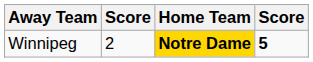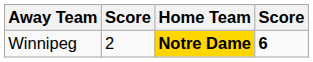(263, 43) 5 -> (263, 43) 6
